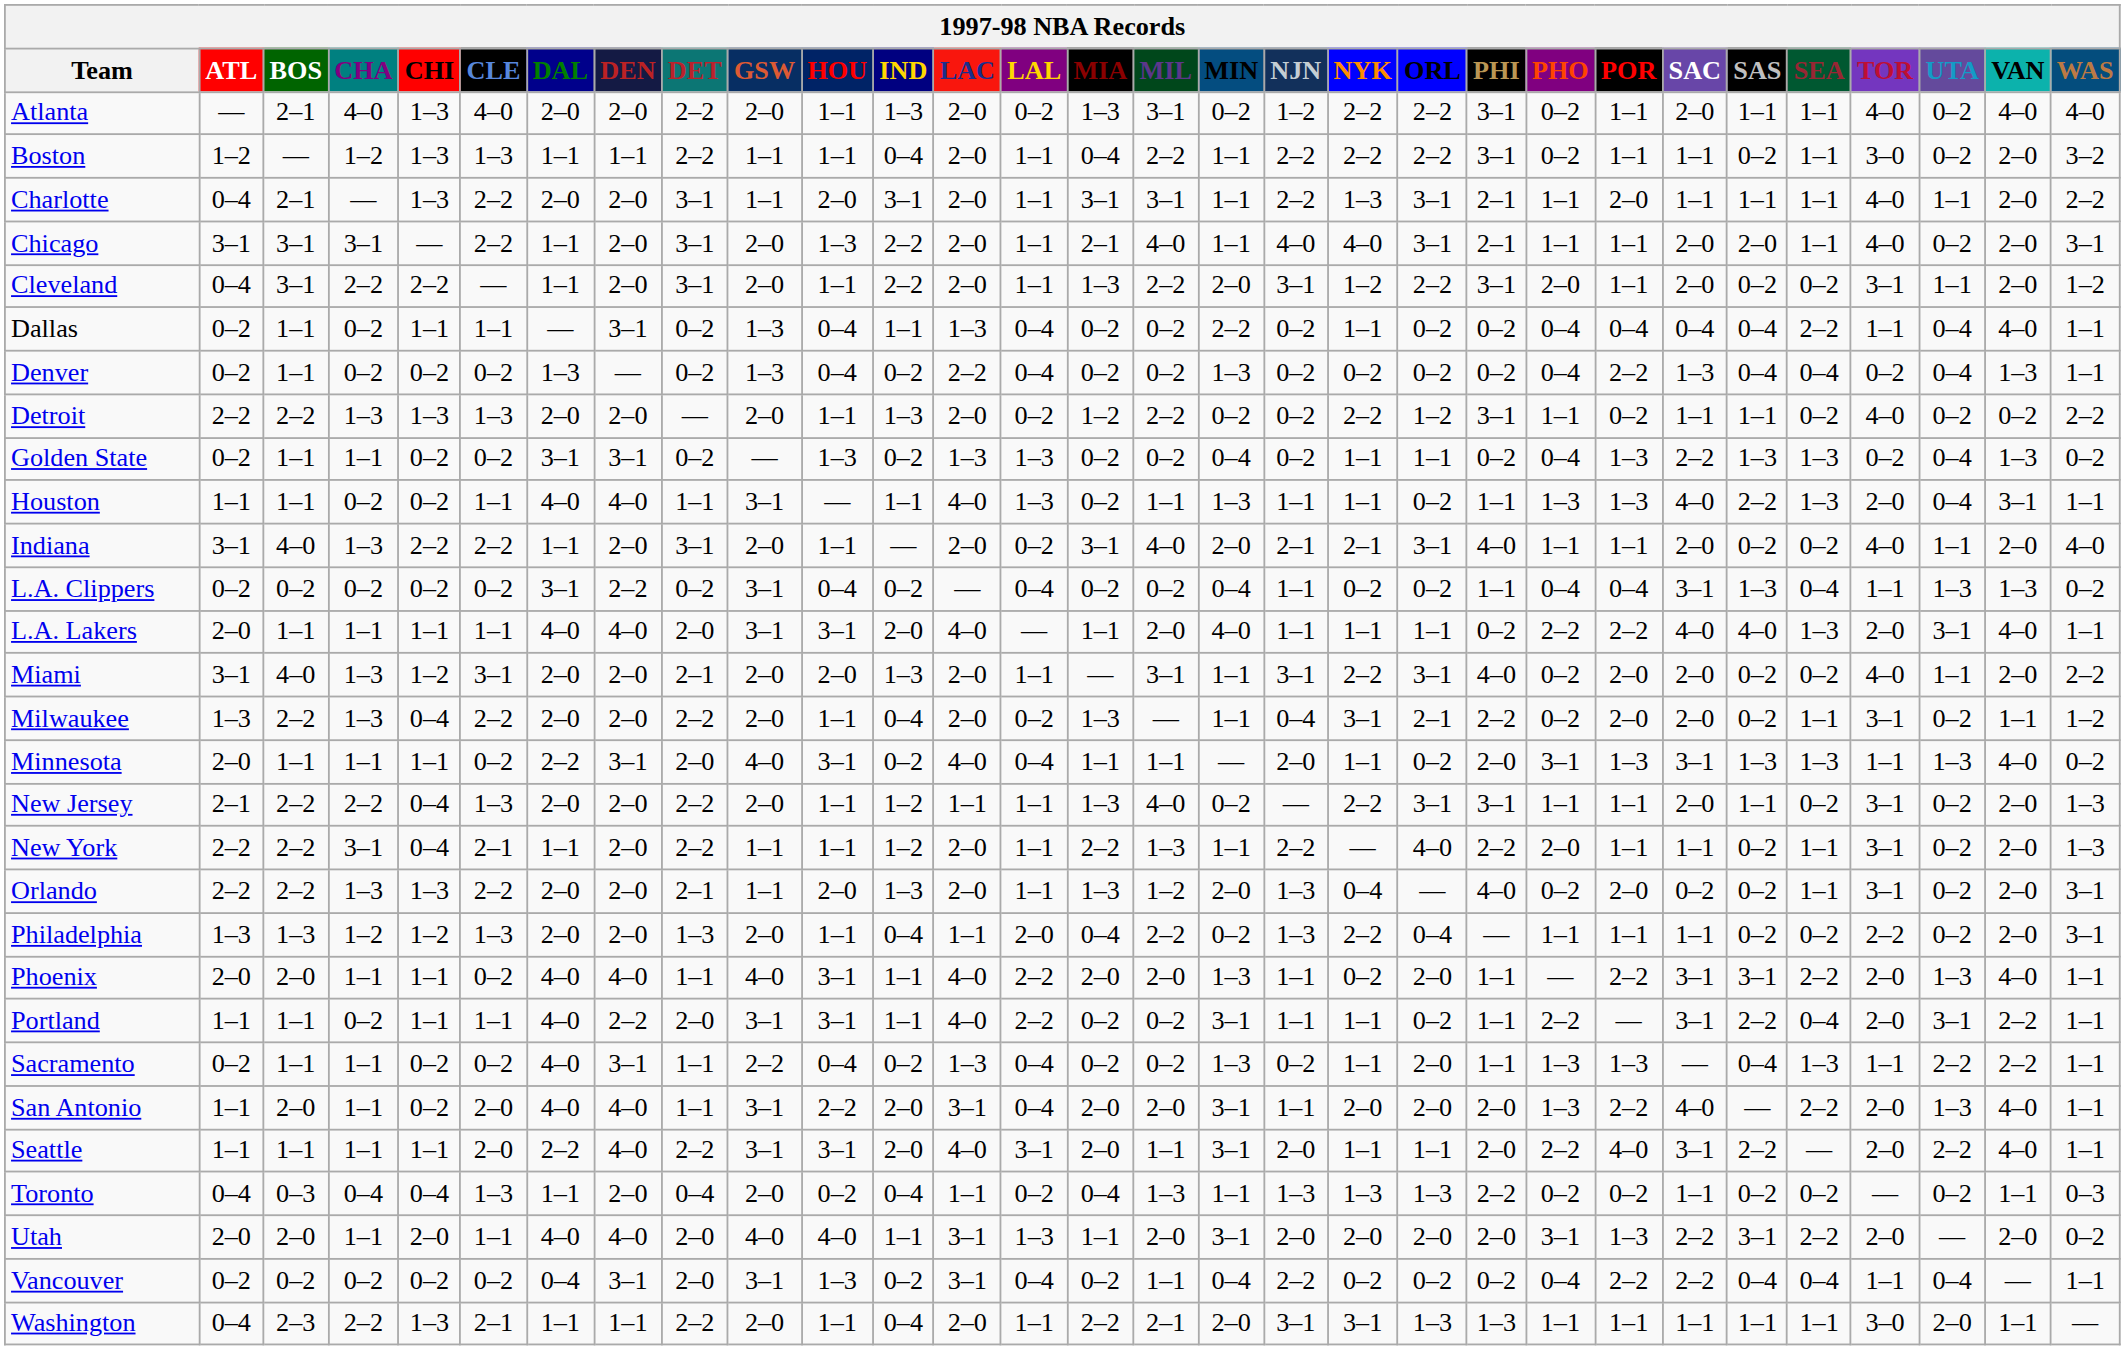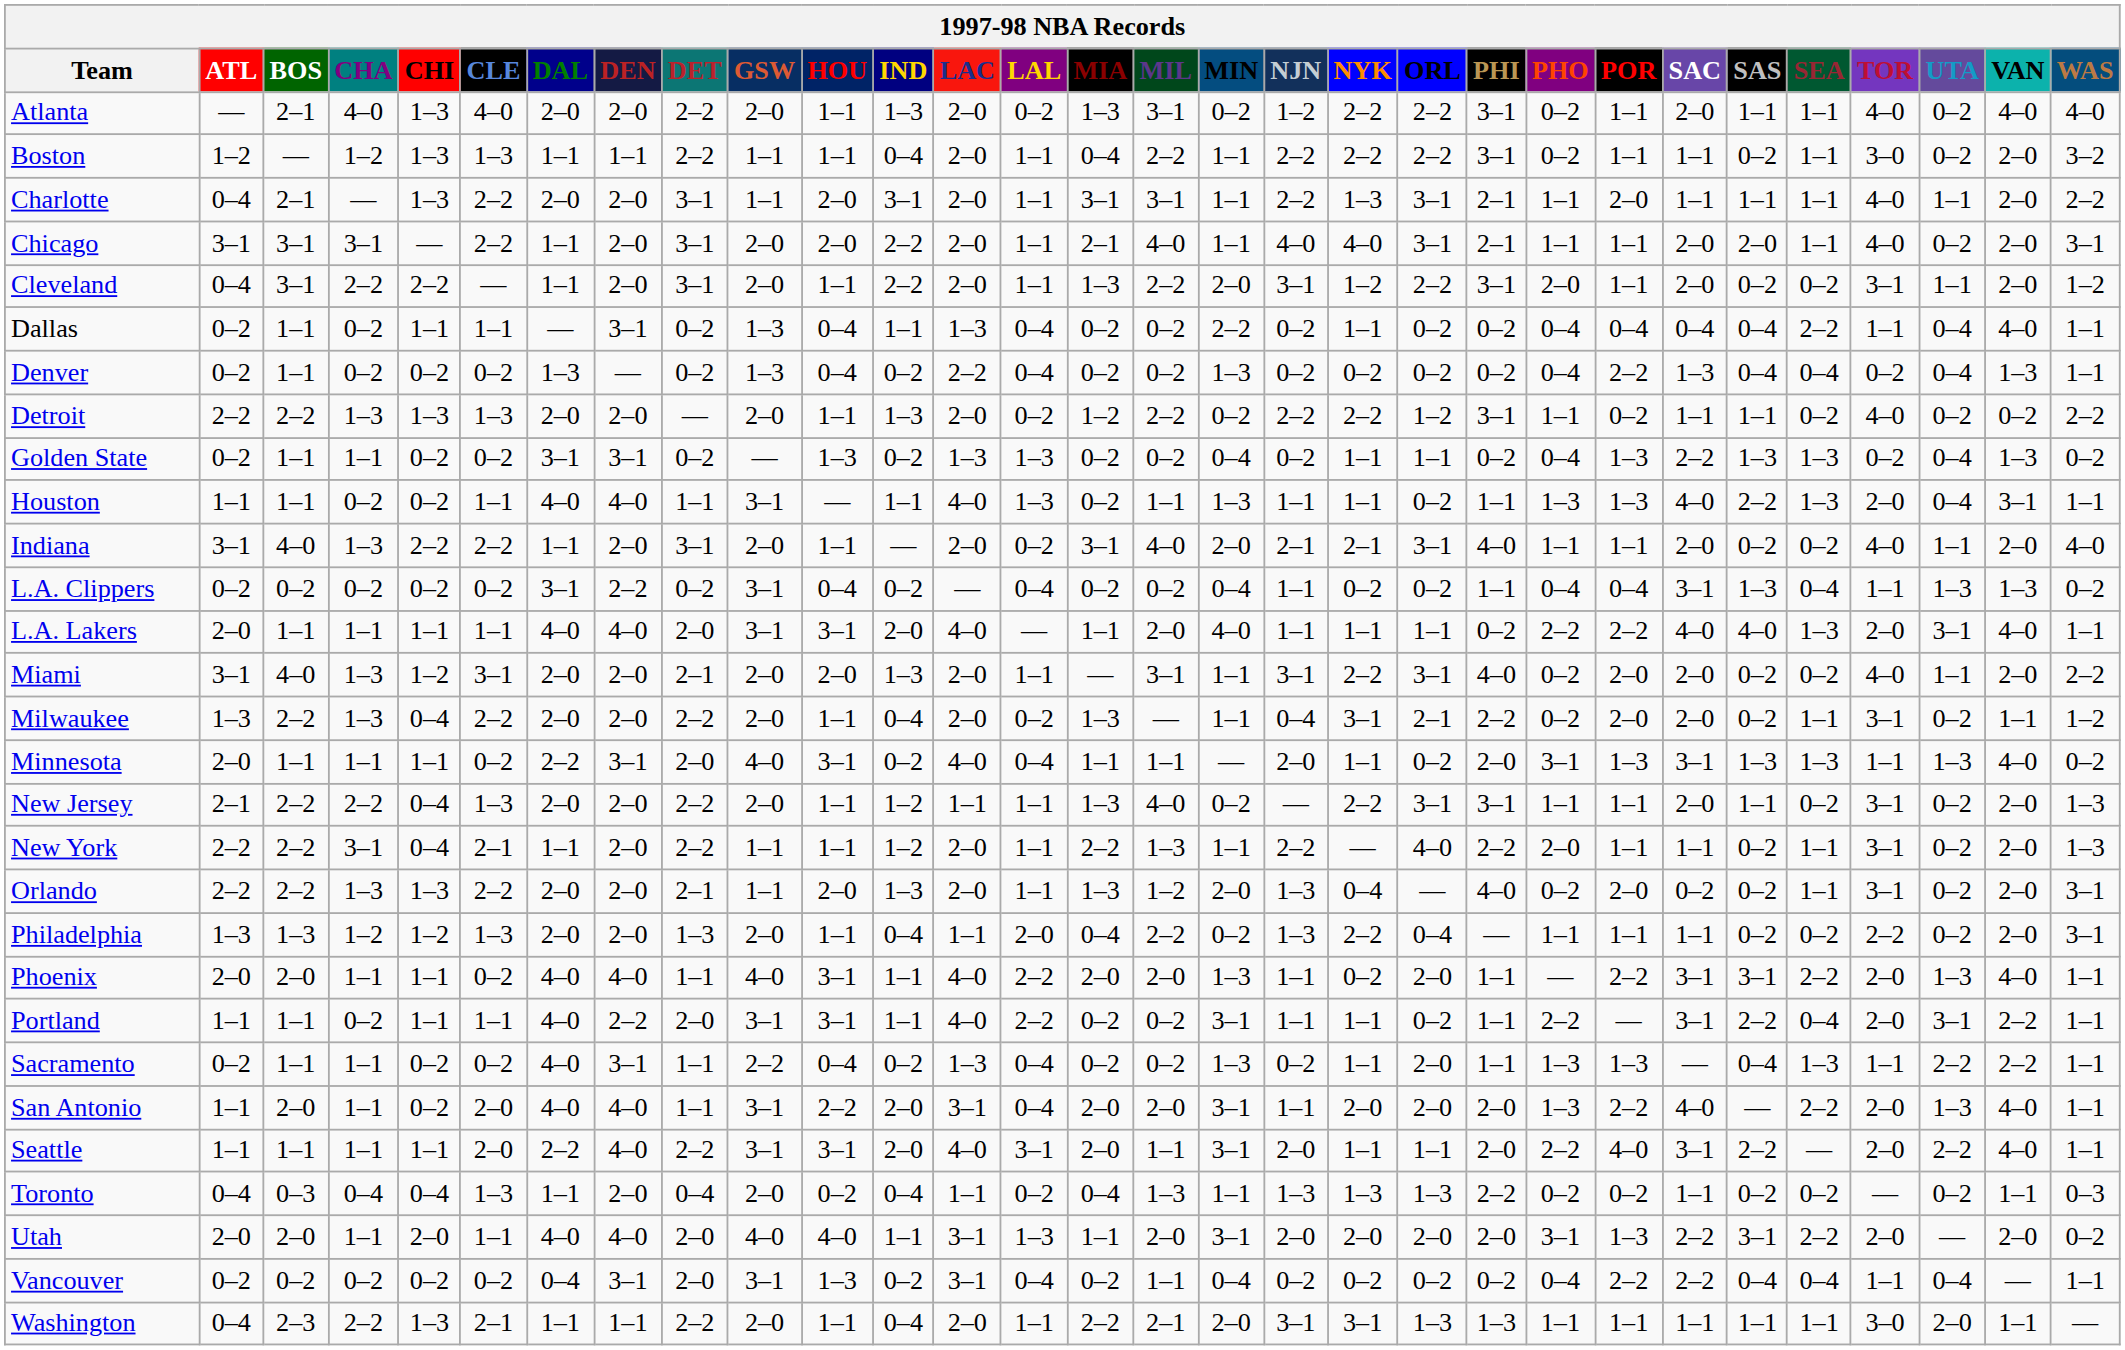(837, 242) 1–3 -> (837, 242) 2–0
(1296, 415) 0–2 -> (1296, 415) 2–2
(1296, 1280) 2–2 -> (1296, 1280) 0–2
